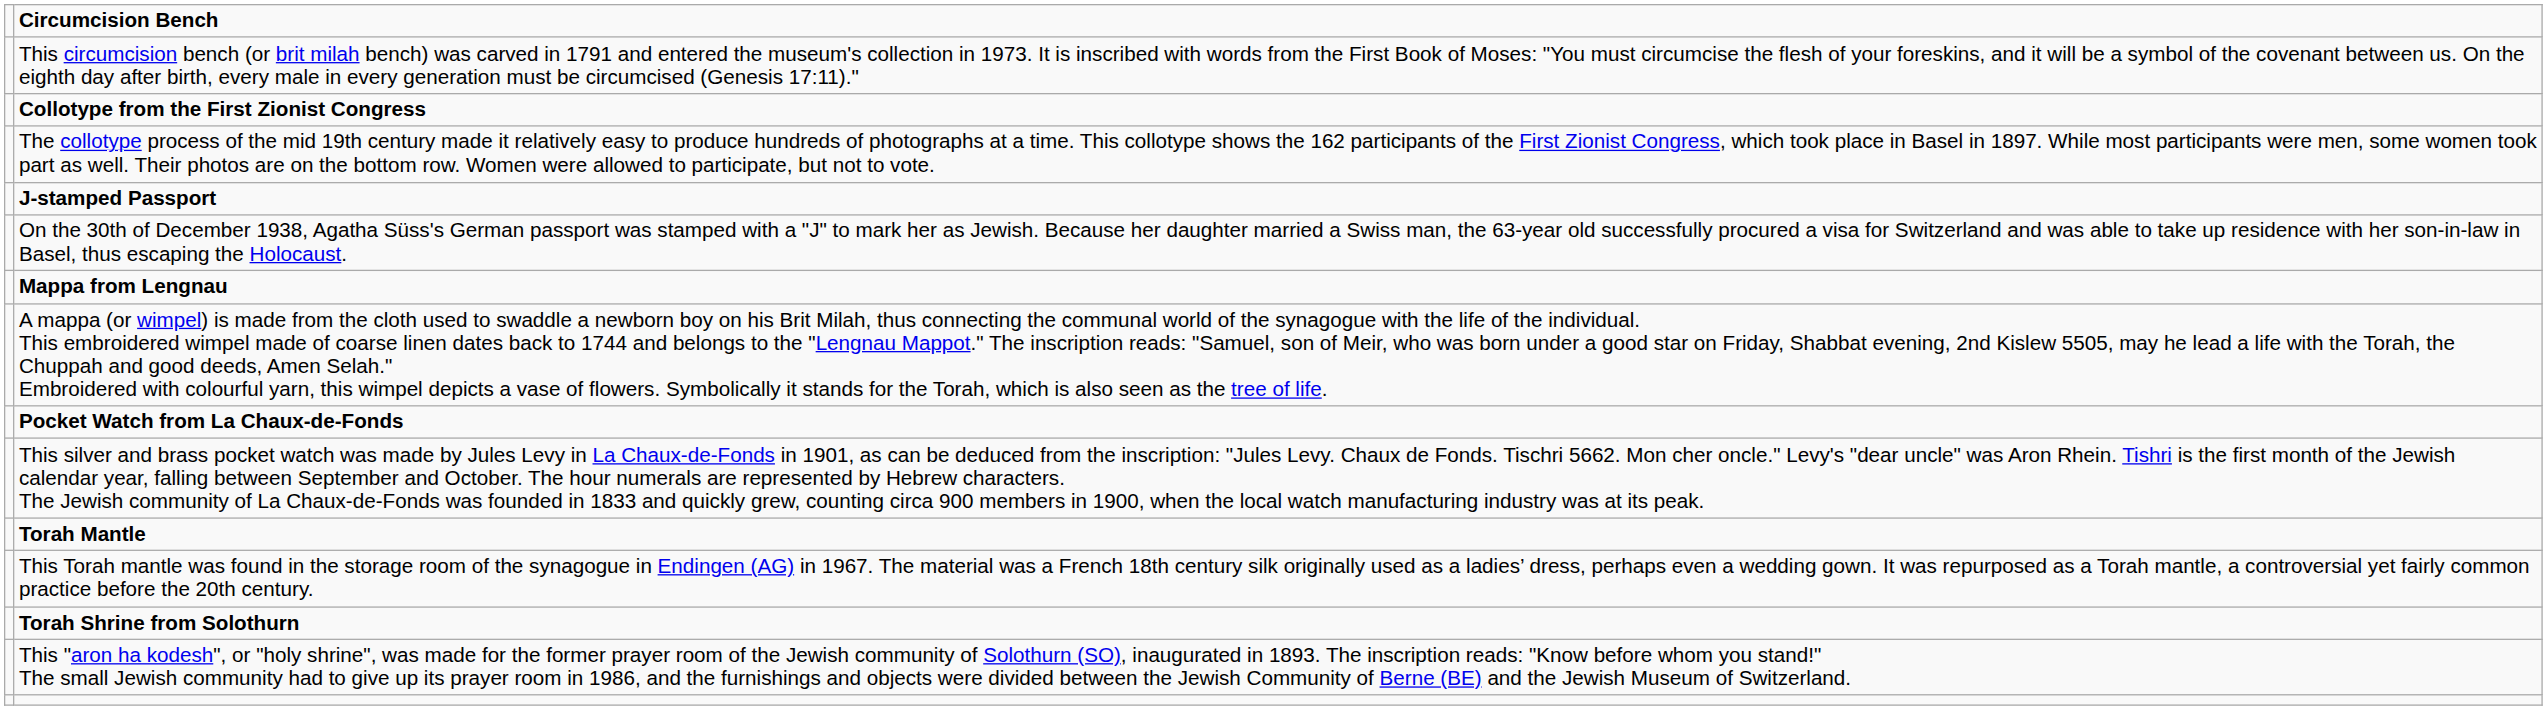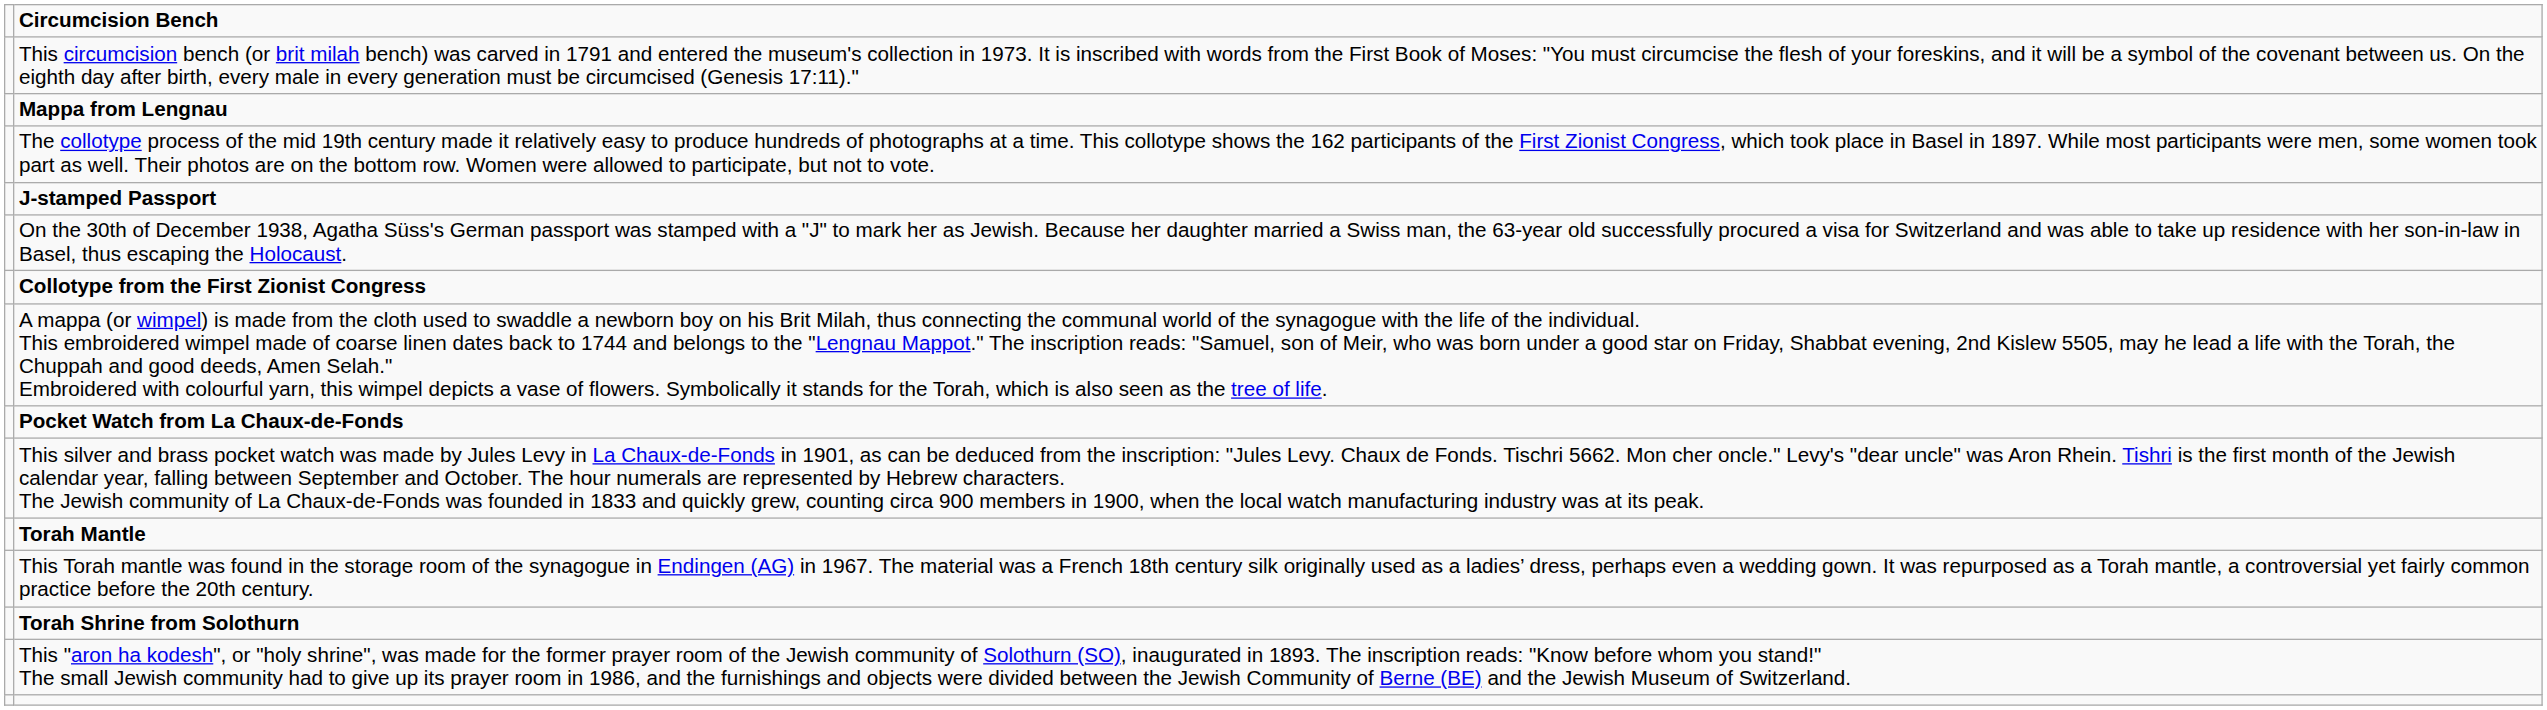rows swapped: (222, 109) <-> (123, 286)
